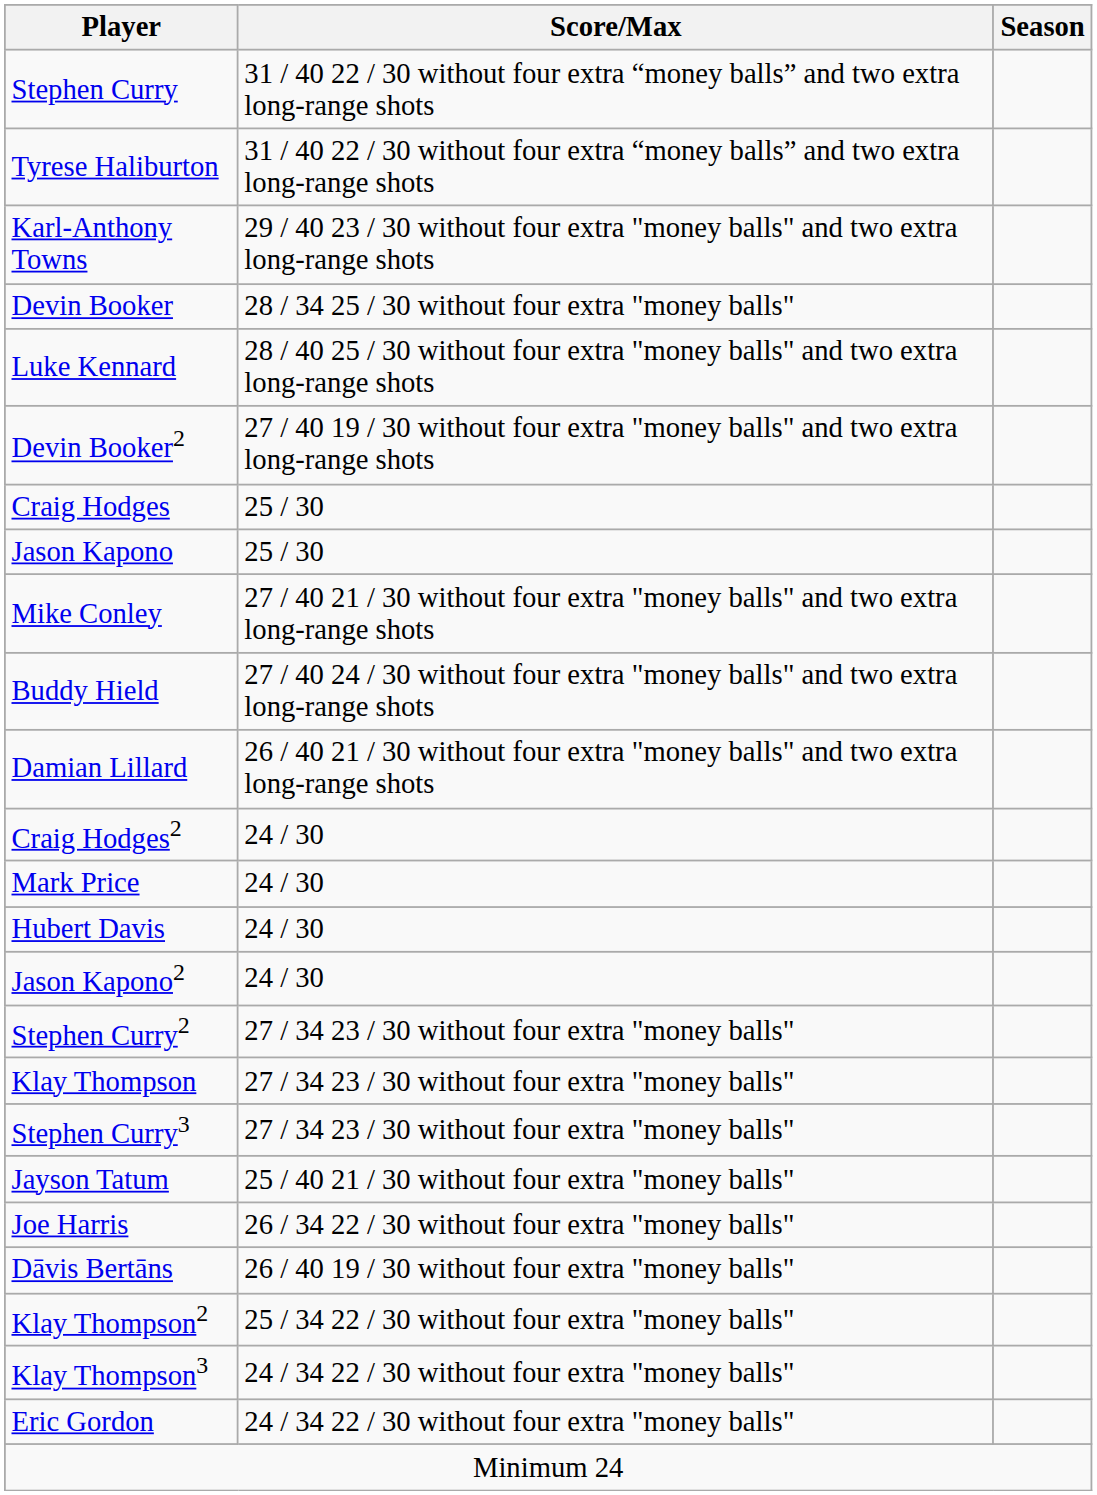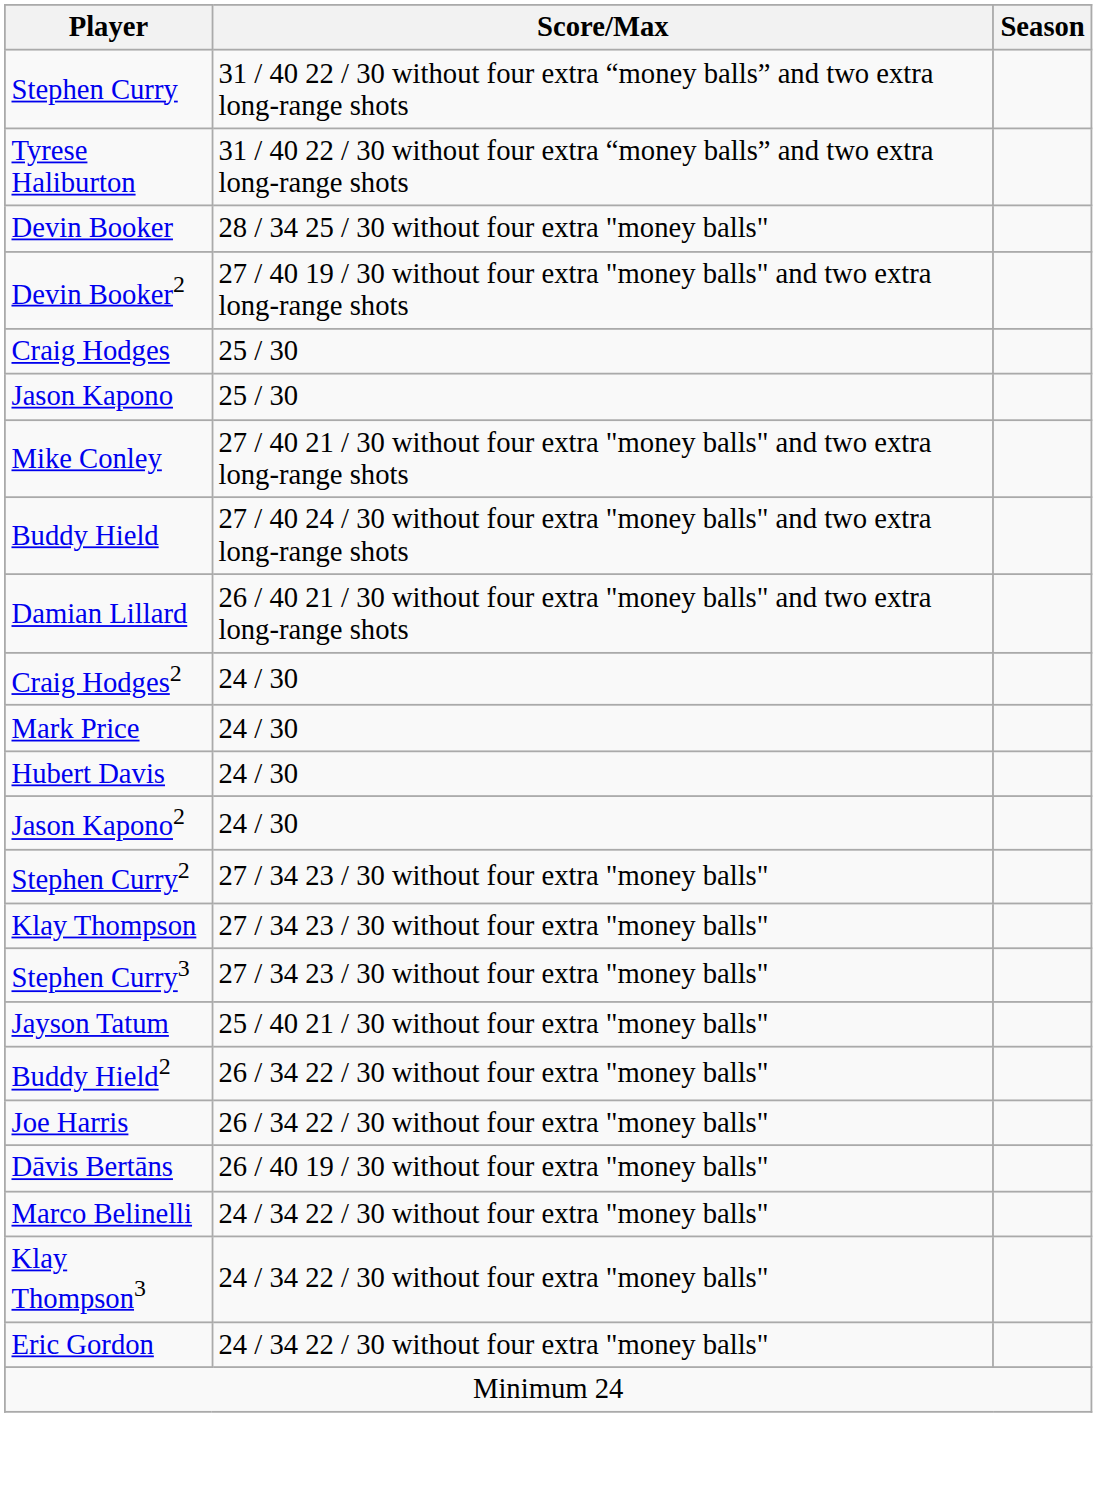- row: (92, 244)
- row: (94, 367)
+ row: (91, 1072)
- row: (110, 1319)
+ row: (102, 1213)
